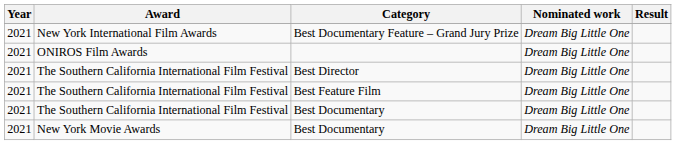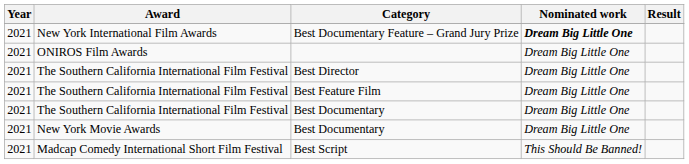(577, 33) normal -> (578, 33) bold
+ row: (160, 149)
